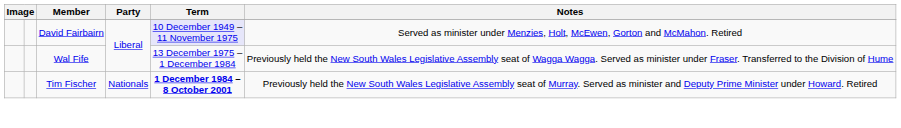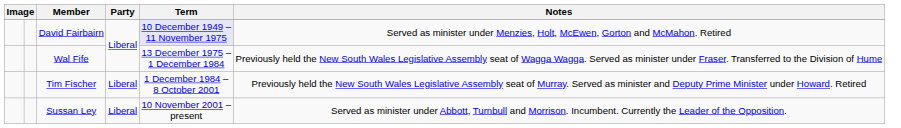(128, 84) Nationals -> (123, 84) Liberal
(197, 84) bold -> (186, 84) normal
+ row: (71, 110)
